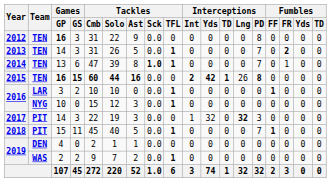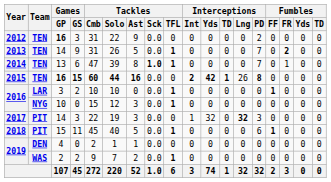(259, 38) 8 -> (259, 38) 2
(77, 51) 3 -> (77, 51) 9
(259, 131) 7 -> (259, 131) 6
